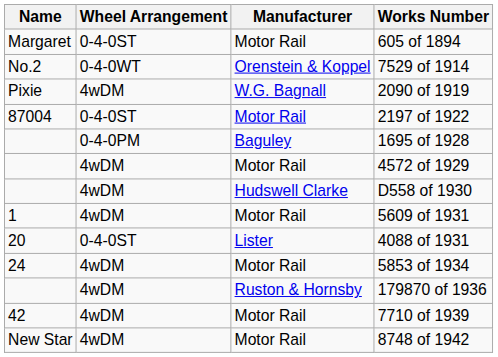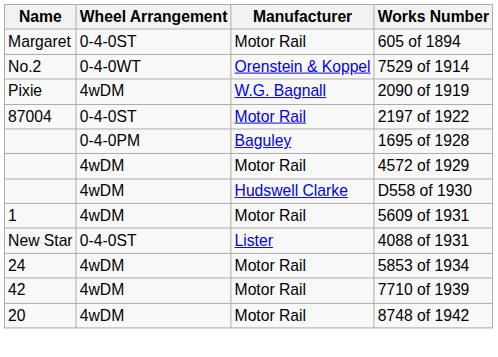(17, 240) 20 -> (40, 240) New Star
- row: (432, 290)
(40, 340) New Star -> (17, 315) 20
